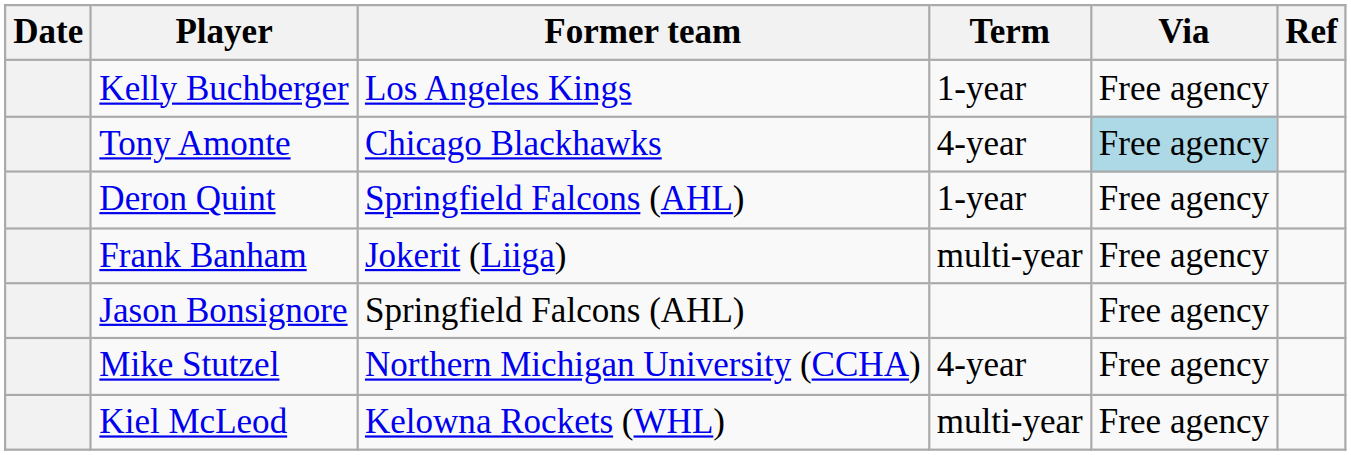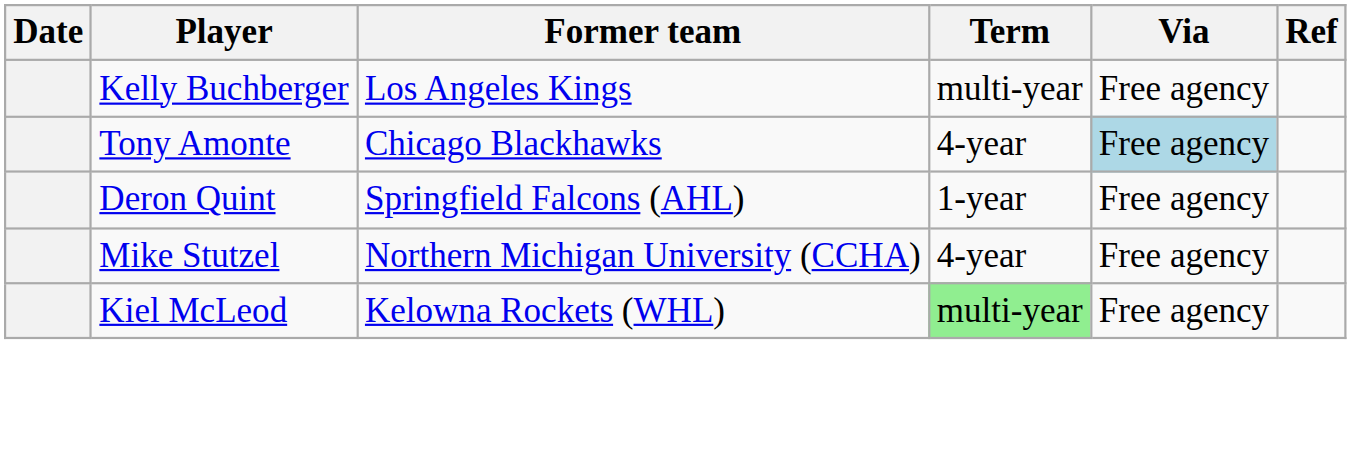(982, 87) 1-year -> (1010, 87) multi-year
- row: (203, 254)
- row: (223, 310)
(1010, 421) no background -> (1010, 310) lightgreen background
